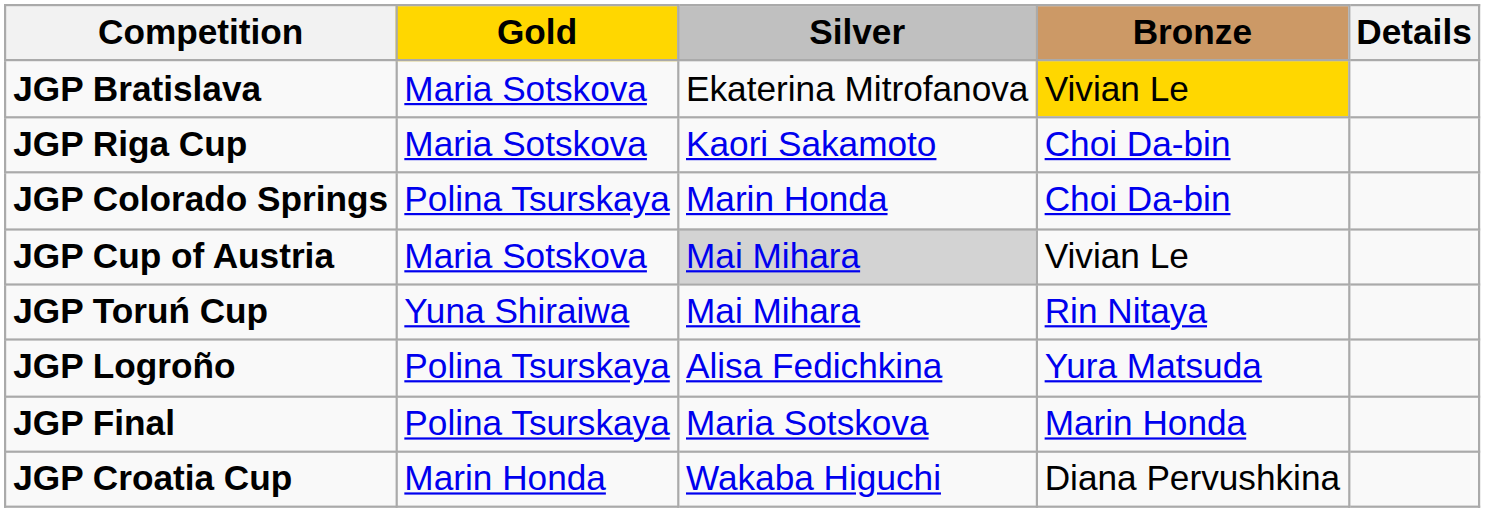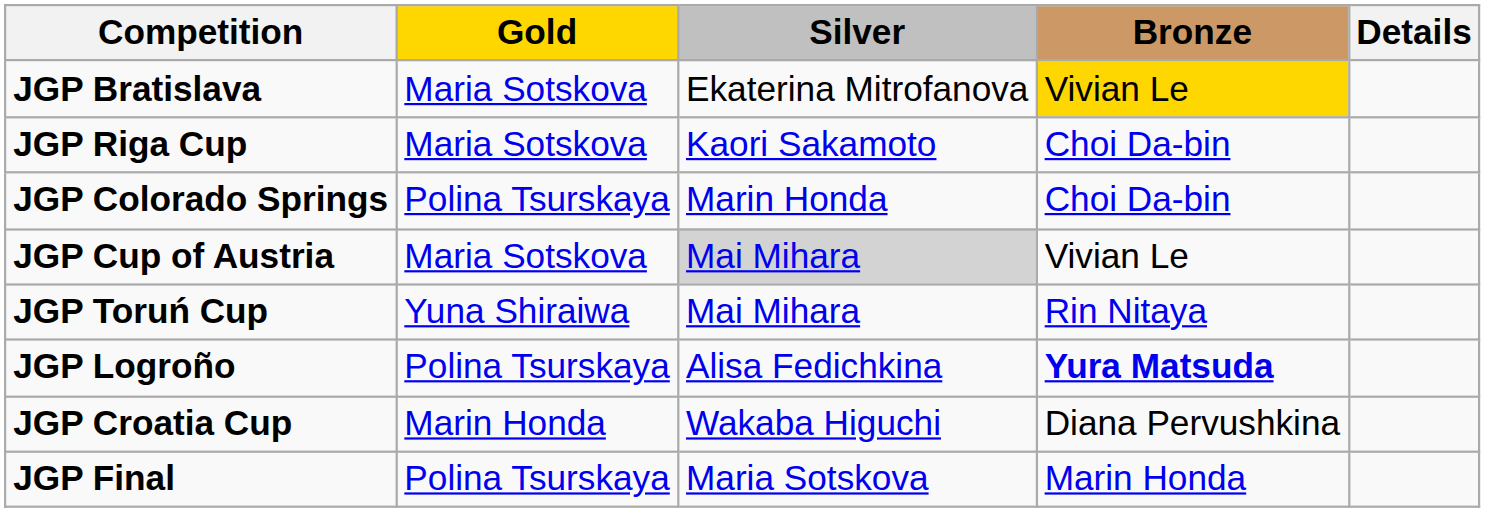(1153, 367) normal -> (1159, 367) bold
rows swapped: (153, 479) <-> (94, 423)
